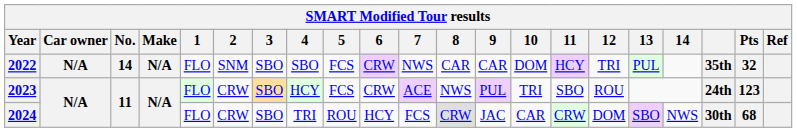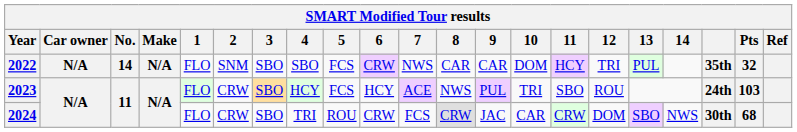(379, 90) CRW -> (379, 90) HCY
(749, 90) 123 -> (749, 90) 103
(379, 114) HCY -> (379, 114) CRW
